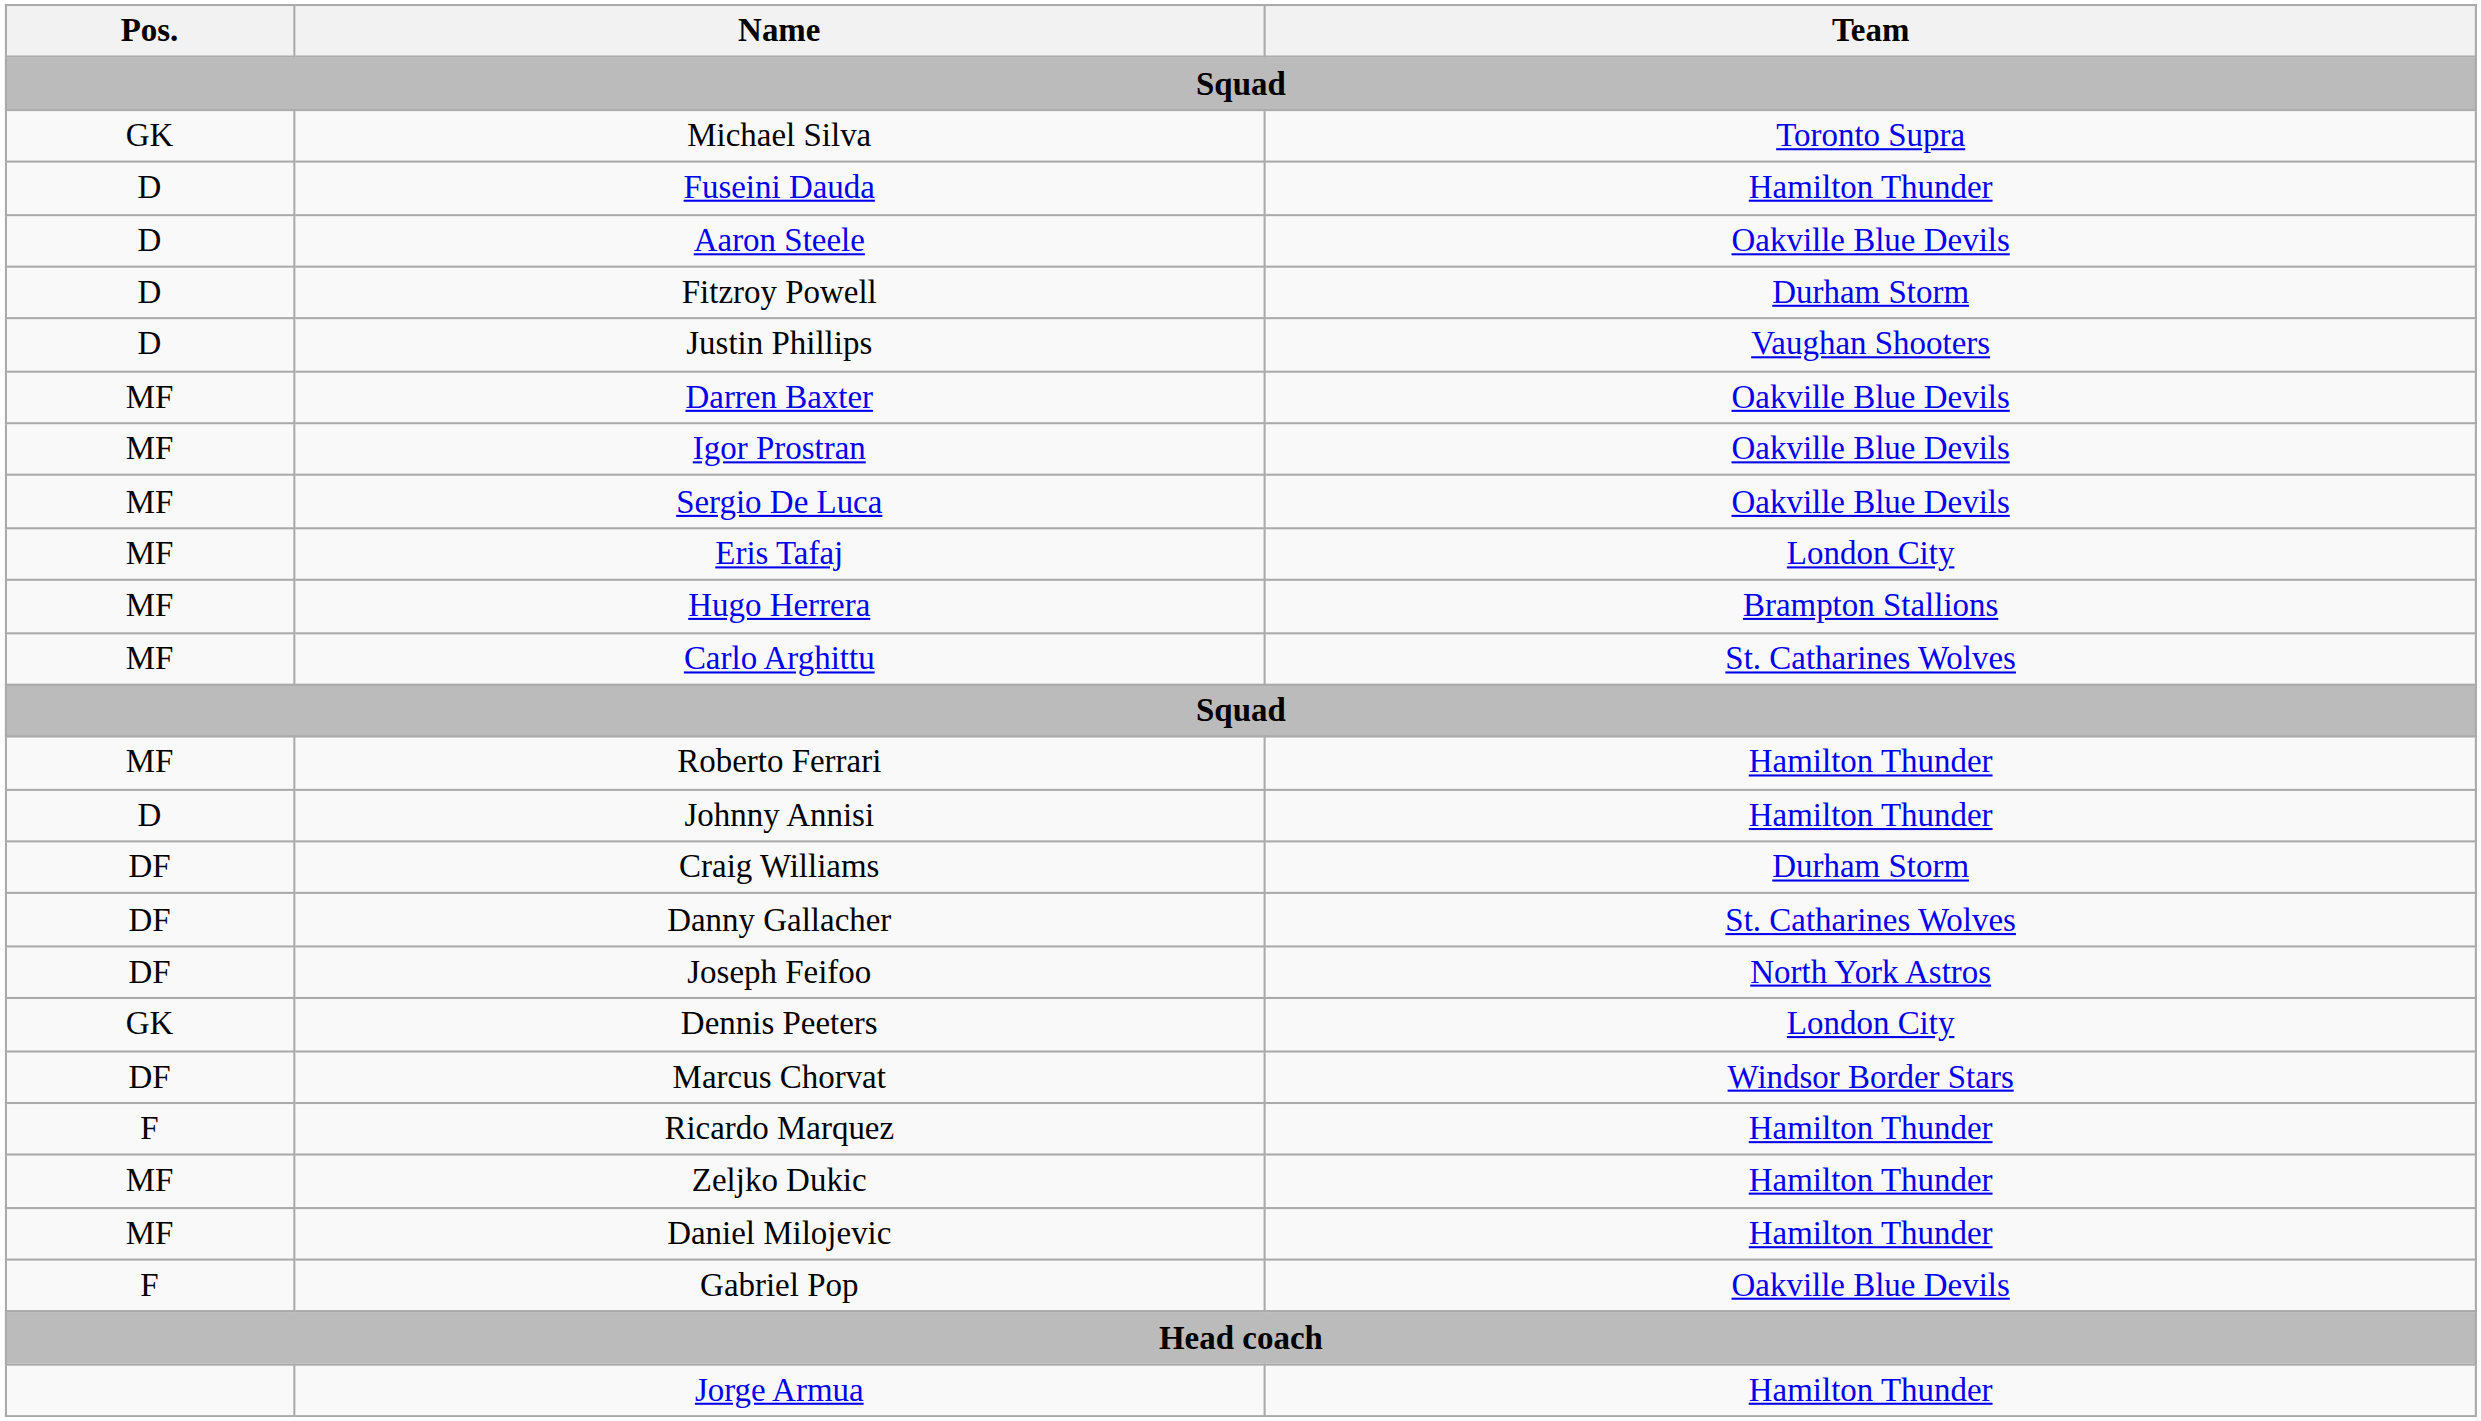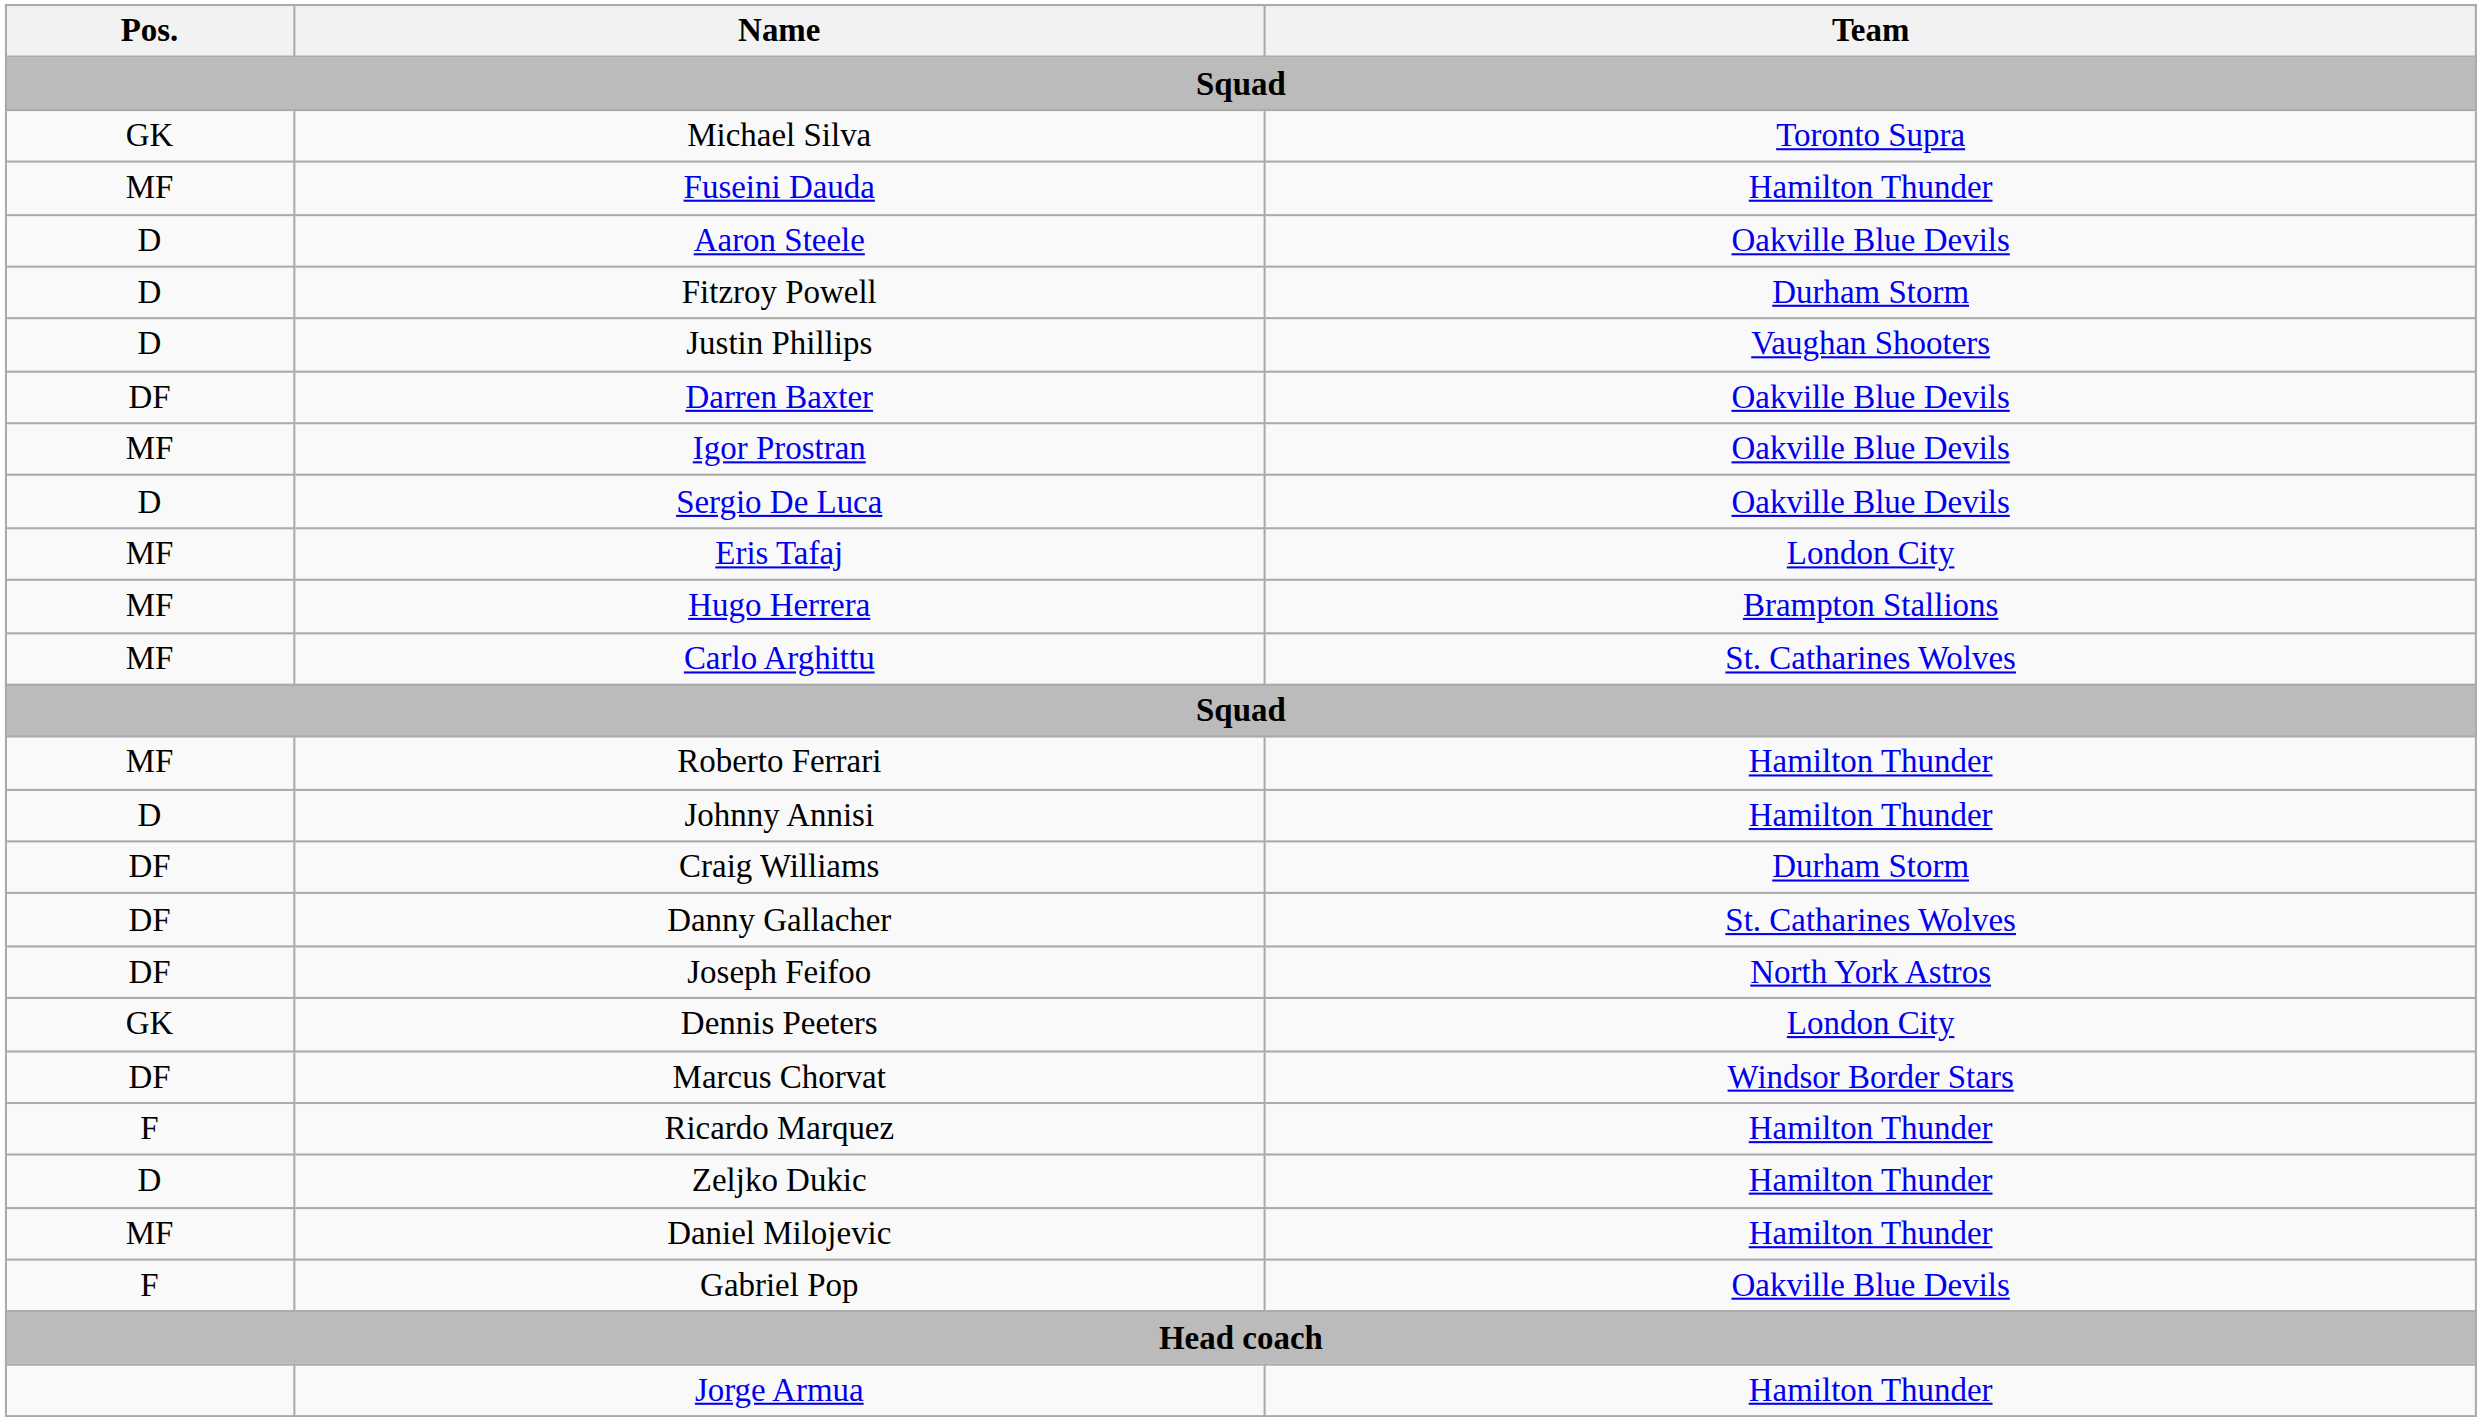(150, 187) D -> (150, 187) MF
(150, 396) MF -> (150, 396) DF
(150, 501) MF -> (150, 501) D
(150, 1180) MF -> (150, 1180) D
